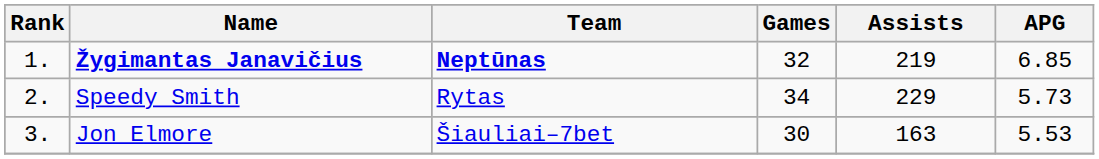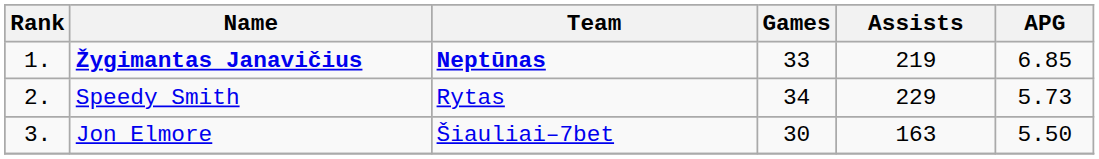(797, 60) 32 -> (797, 60) 33
(1045, 135) 5.53 -> (1045, 135) 5.50
